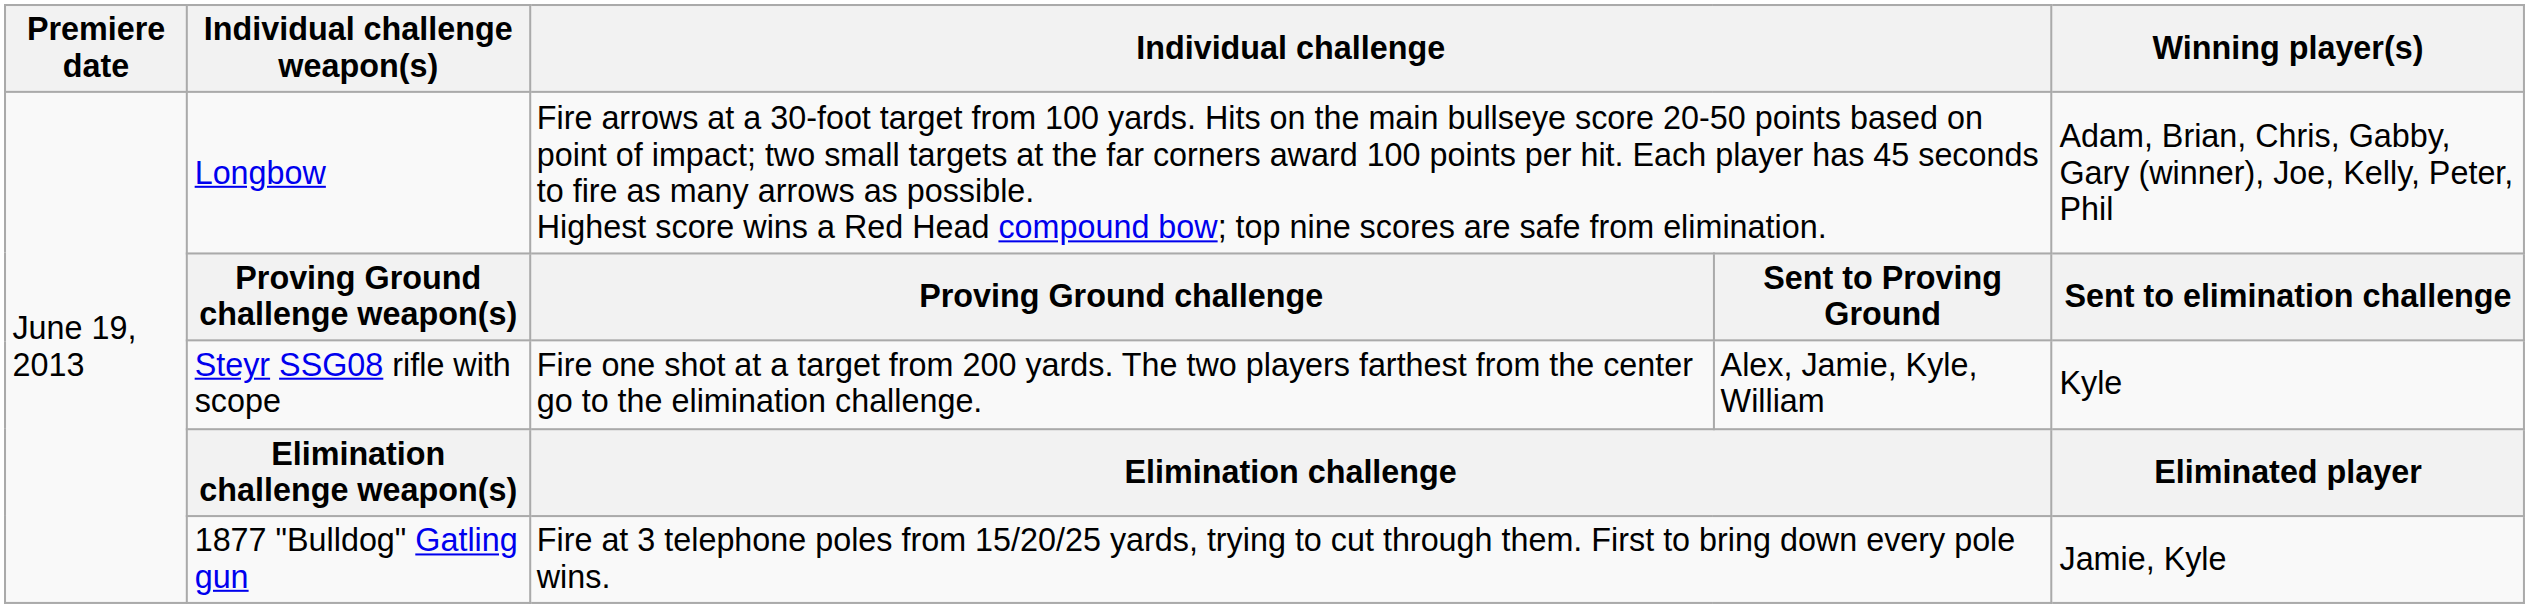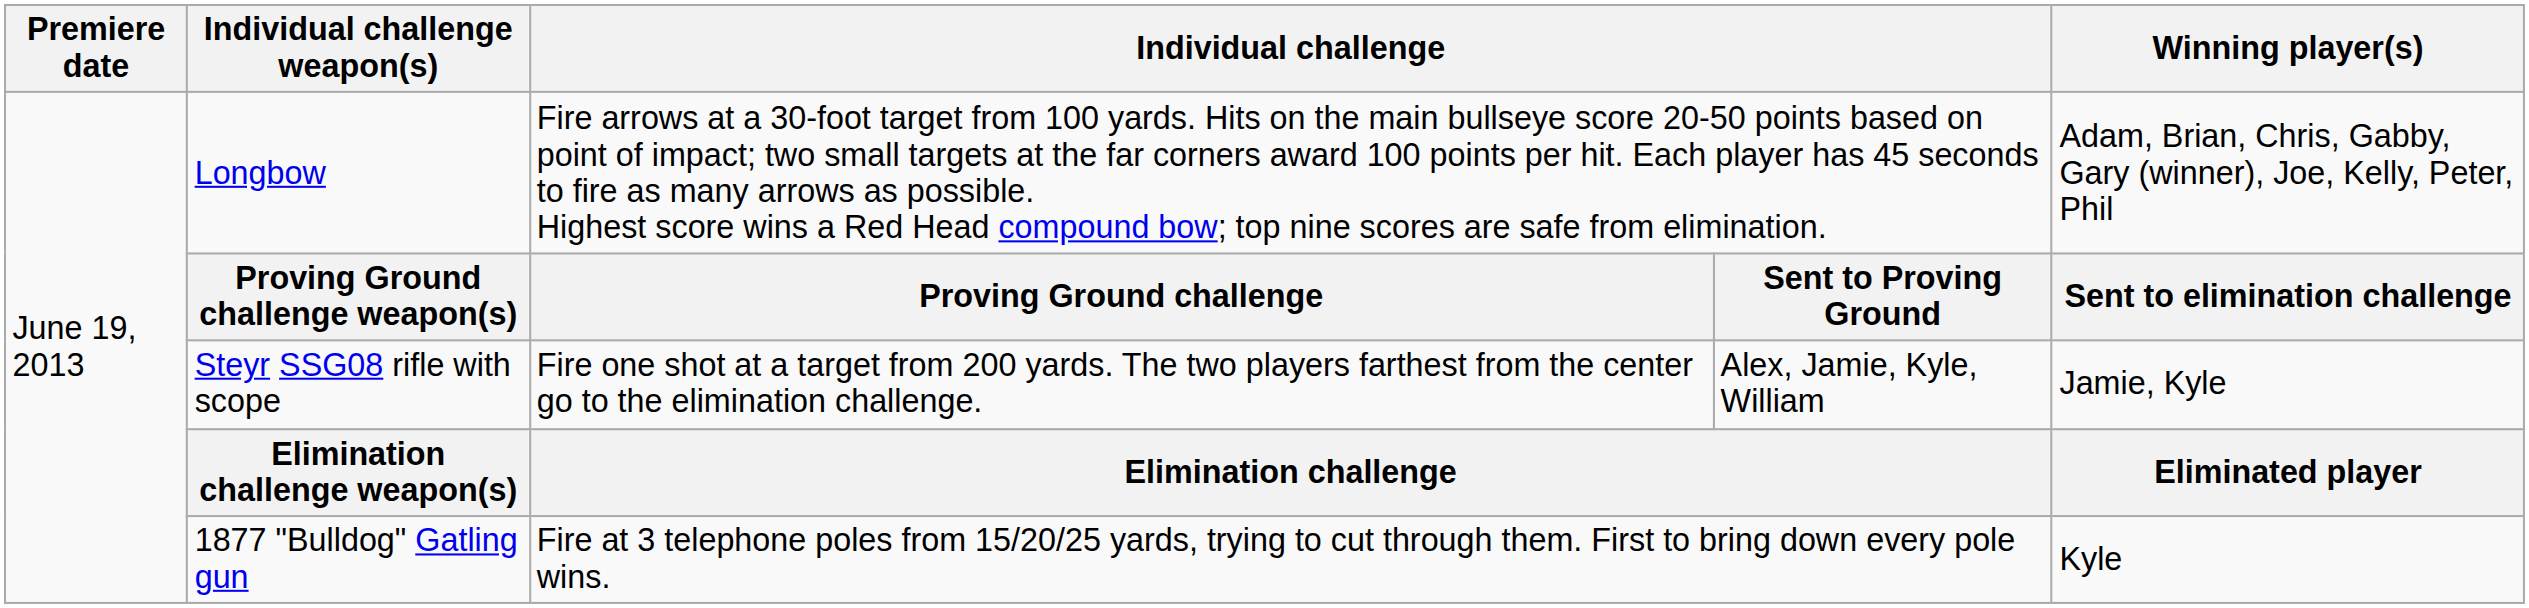(2091, 383) Kyle -> (2143, 383) Jamie, Kyle
(2143, 559) Jamie, Kyle -> (2091, 559) Kyle
